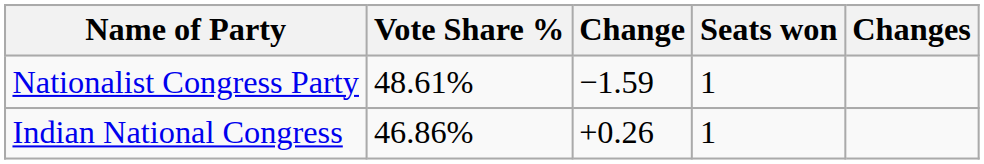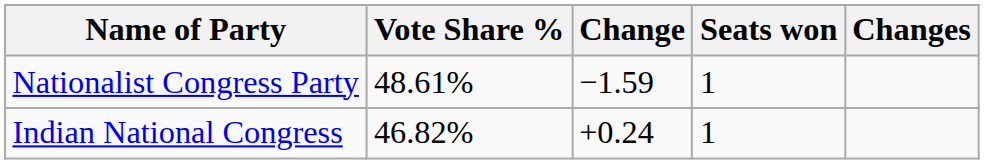(424, 132) 46.86% -> (424, 132) 46.82%
(617, 132) +0.26 -> (617, 132) +0.24
